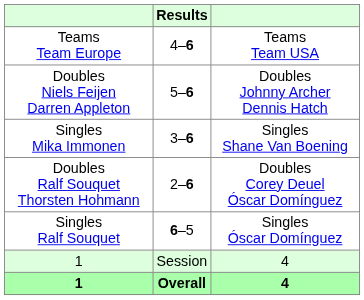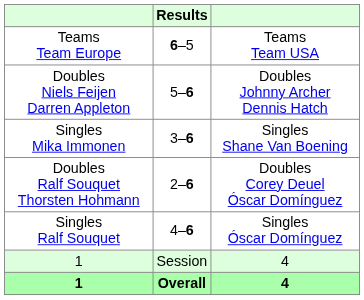(182, 45) 4–6 -> (182, 45) 6–5
(182, 231) 6–5 -> (182, 231) 4–6
